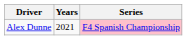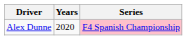(65, 26) 2021 -> (65, 26) 2020
